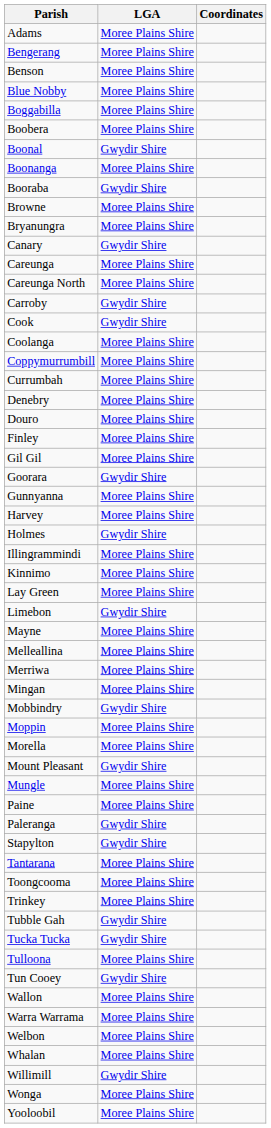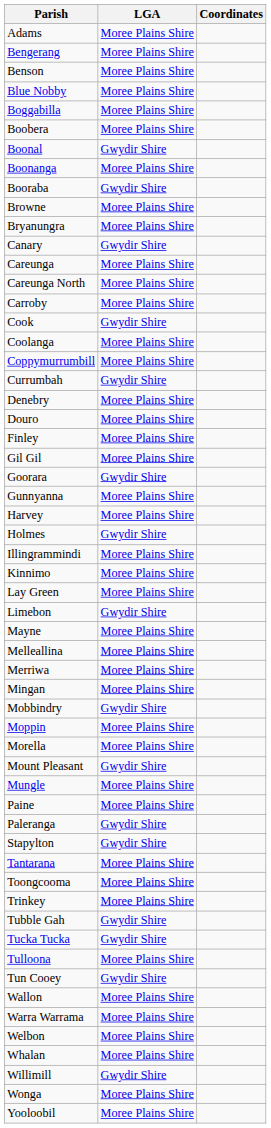(134, 303) Gwydir Shire -> (147, 303) Moree Plains Shire
(147, 380) Moree Plains Shire -> (134, 380) Gwydir Shire
